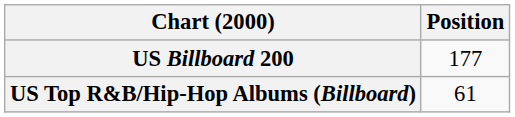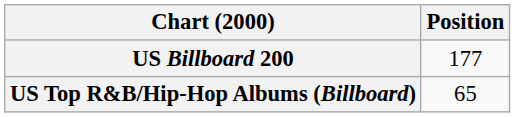(465, 93) 61 -> (465, 93) 65
